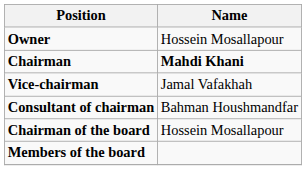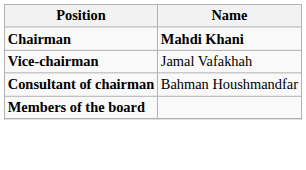- row: (29, 38)
- row: (79, 130)
